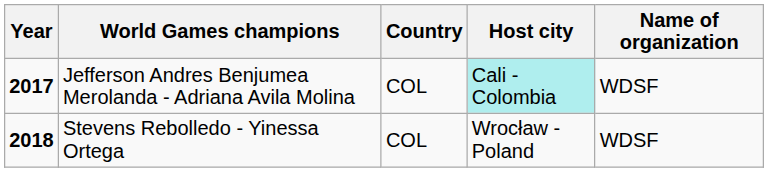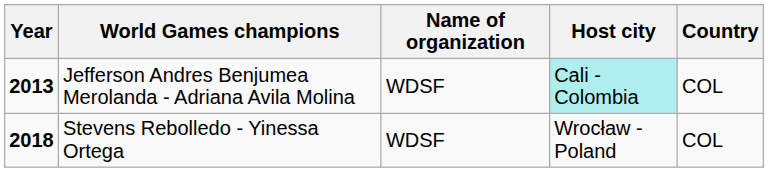columns swapped: (424, 31) <-> (679, 31)
(31, 85) 2017 -> (31, 85) 2013
